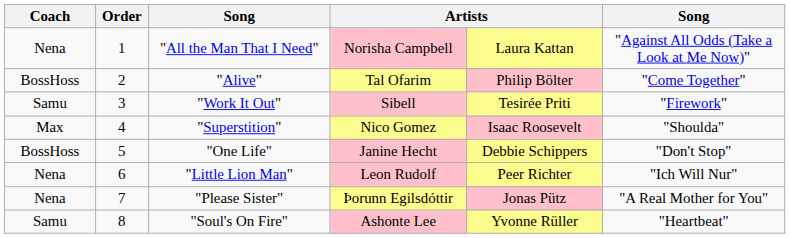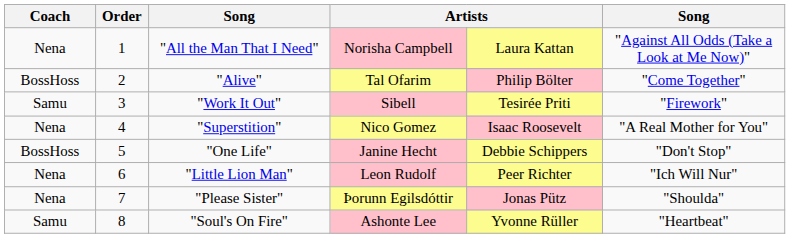(50, 127) Max -> (50, 127) Nena
(694, 127) "Shoulda" -> (694, 127) "A Real Mother for You"
(694, 198) "A Real Mother for You" -> (694, 198) "Shoulda"
